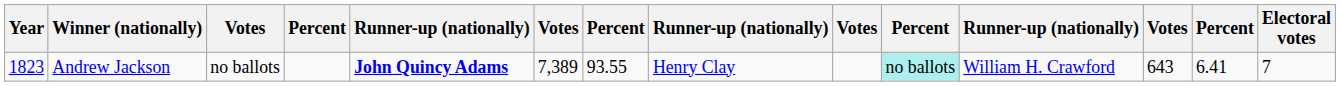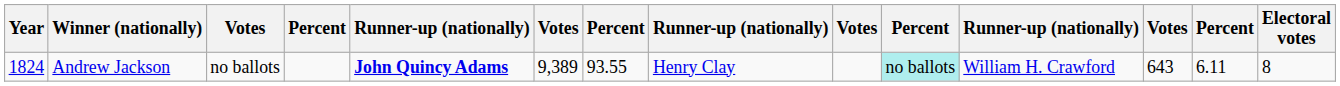(26, 66) 1823 -> (26, 66) 1824
(558, 66) 7,389 -> (558, 66) 9,389
(1212, 66) 6.41 -> (1211, 66) 6.11
(1266, 66) 7 -> (1266, 66) 8
